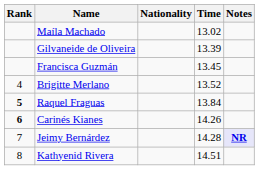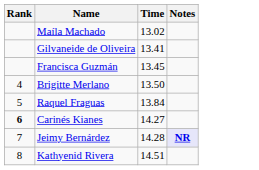- column: (166, 13)
(209, 49) 13.39 -> (152, 49) 13.41
(209, 84) 13.52 -> (152, 84) 13.50
(19, 102) bold -> (19, 102) normal
(209, 120) 14.26 -> (152, 120) 14.27
